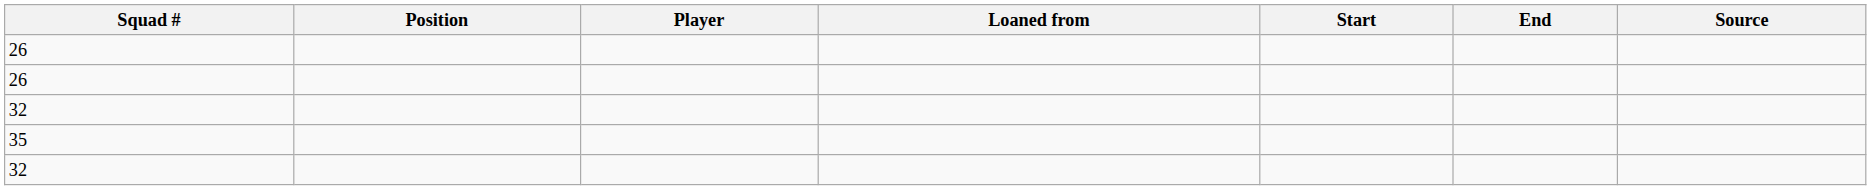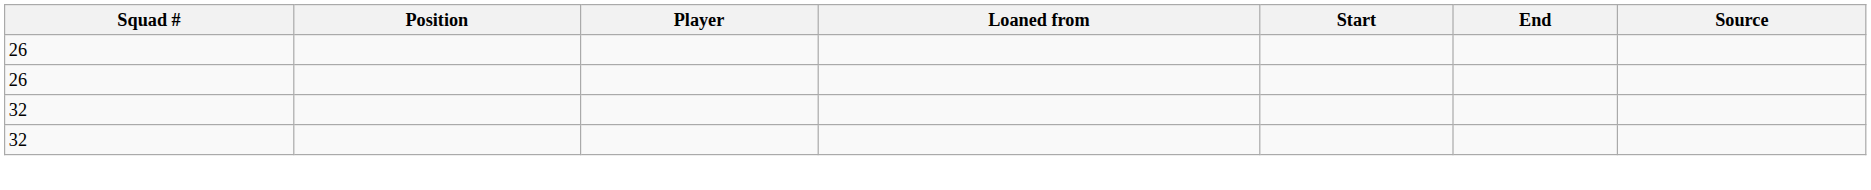- row: (18, 140)
